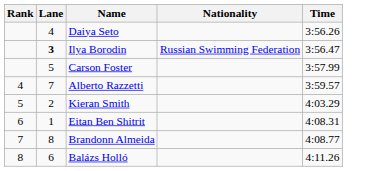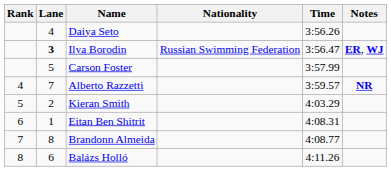+ column: (364, 13)
